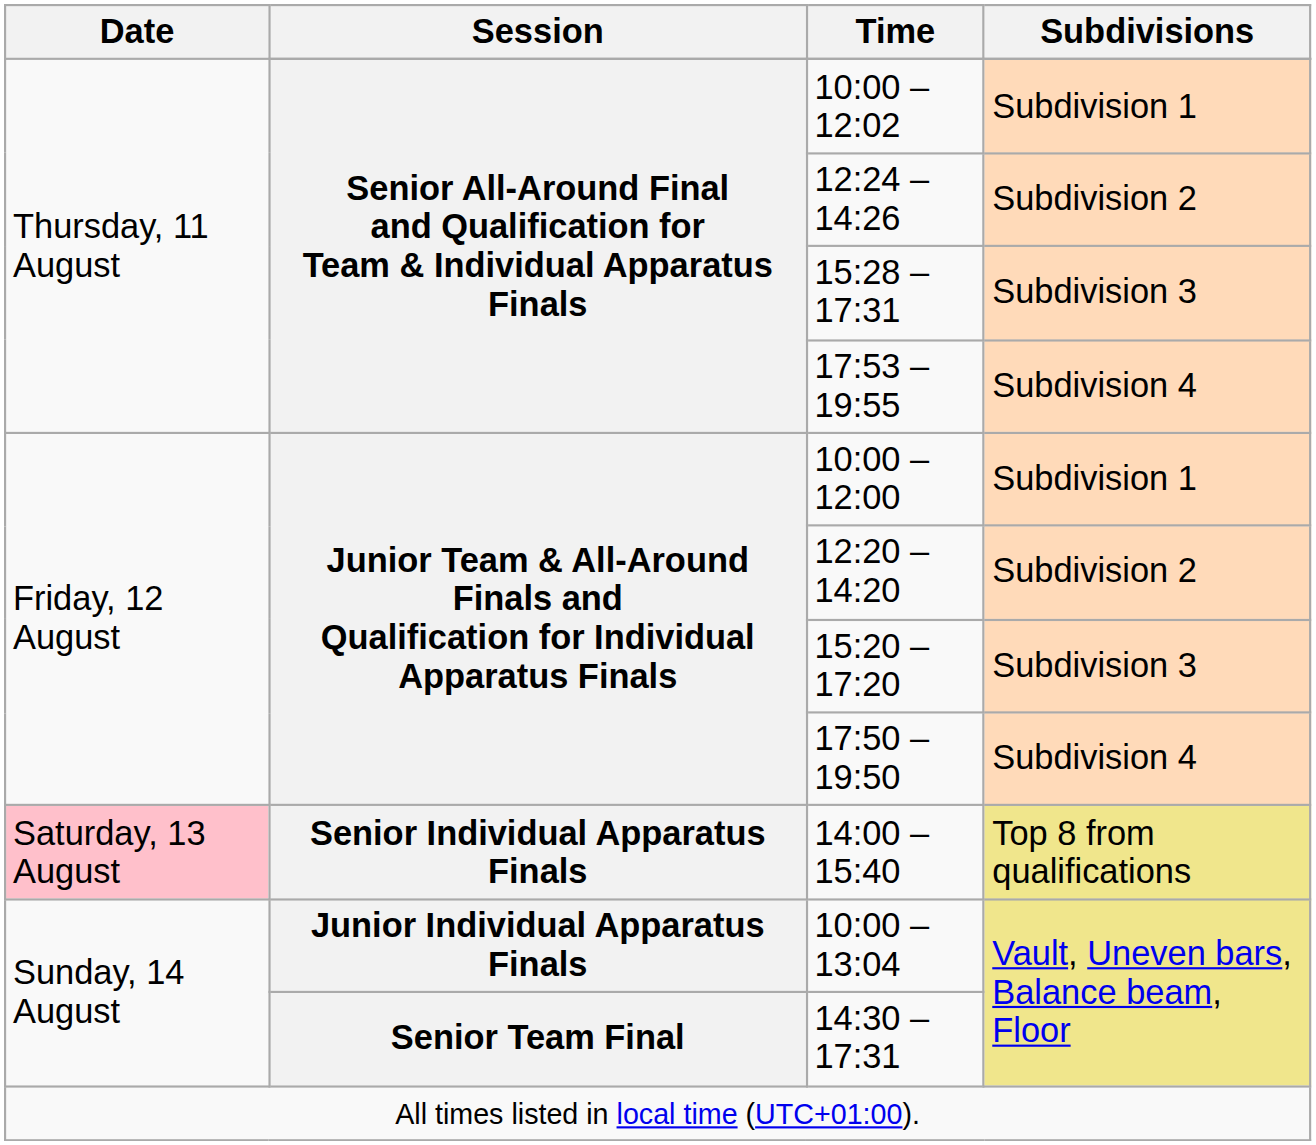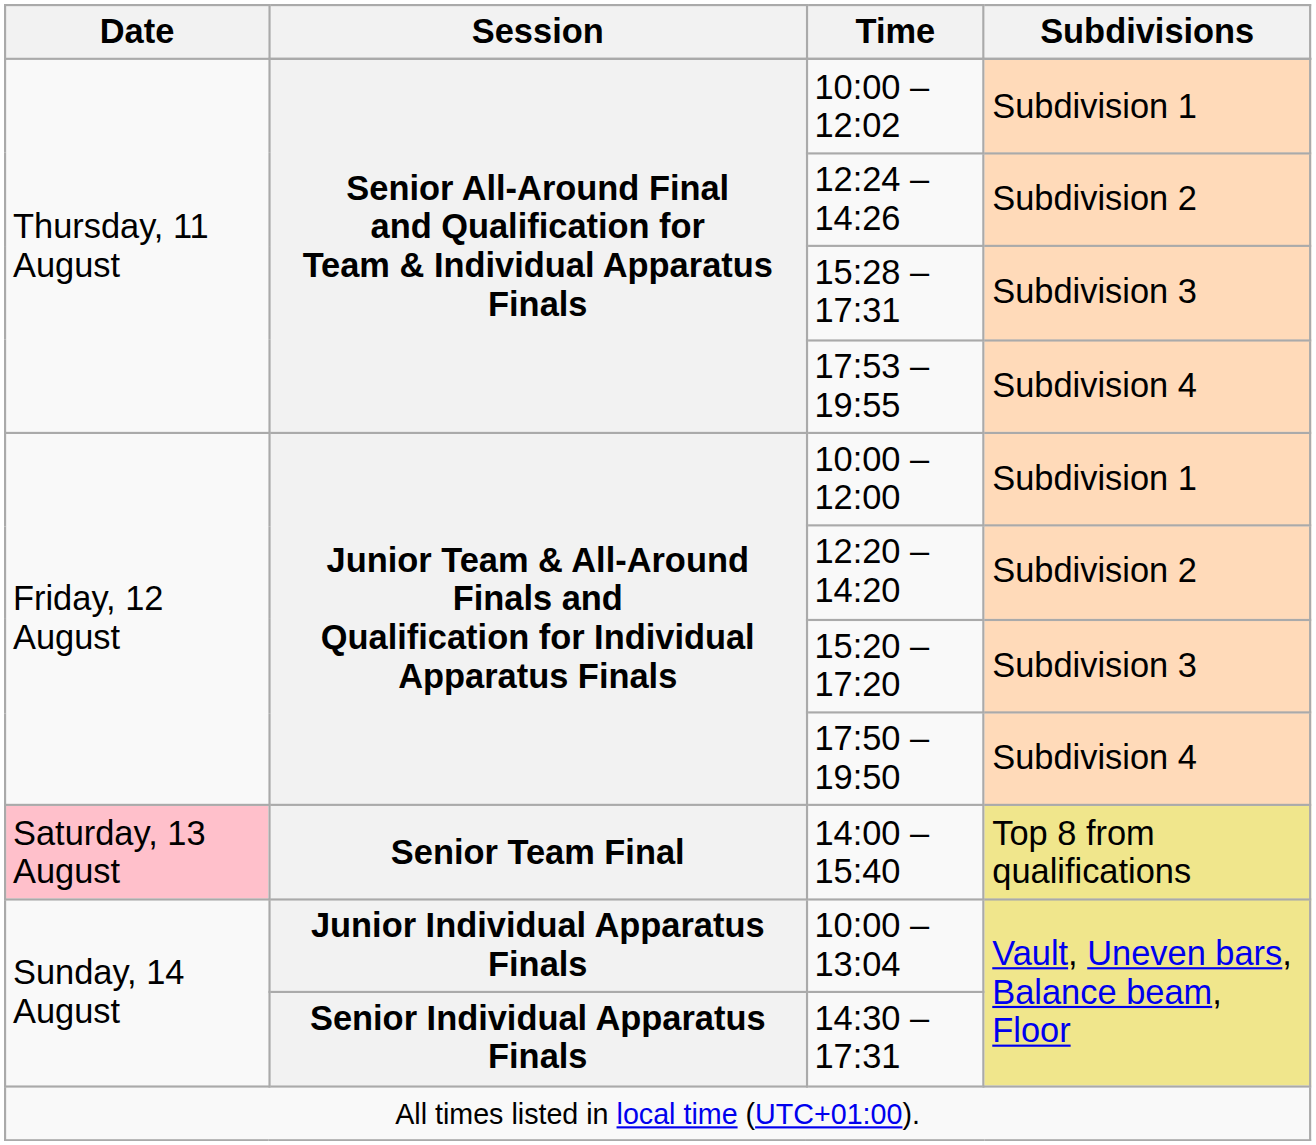(538, 851) Senior Individual Apparatus Finals -> (538, 851) Senior Team Final
(538, 1038) Senior Team Final -> (538, 1038) Senior Individual Apparatus Finals
